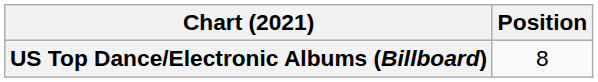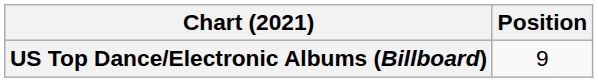(542, 58) 8 -> (542, 58) 9
